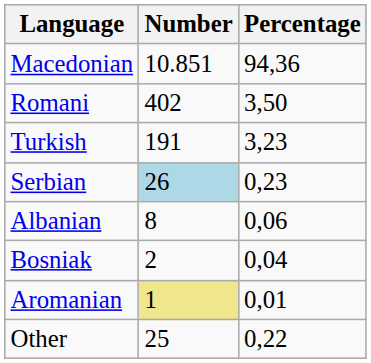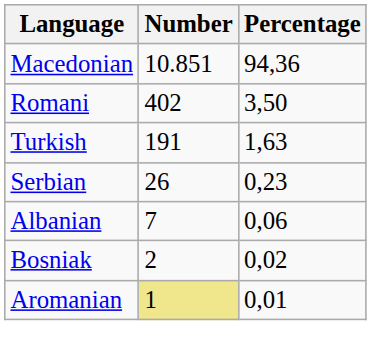(266, 142) 3,23 -> (266, 142) 1,63
(157, 181) lightblue background -> (157, 181) no background
(151, 220) 8 -> (151, 220) 7
(266, 260) 0,04 -> (266, 260) 0,02
- row: (39, 338)
